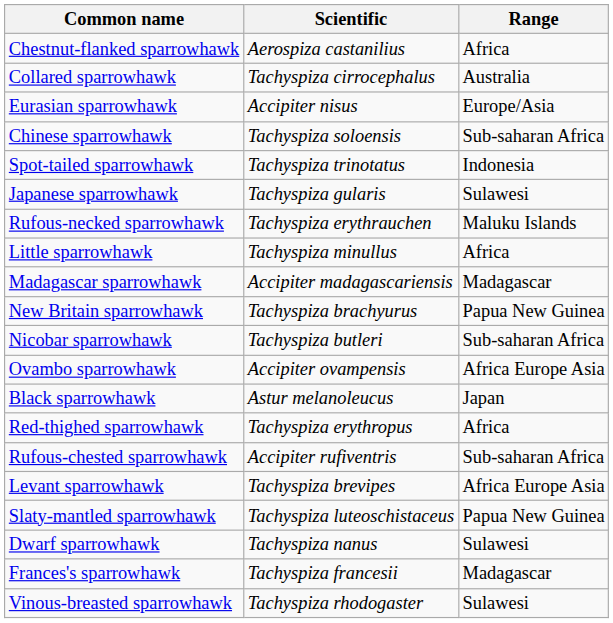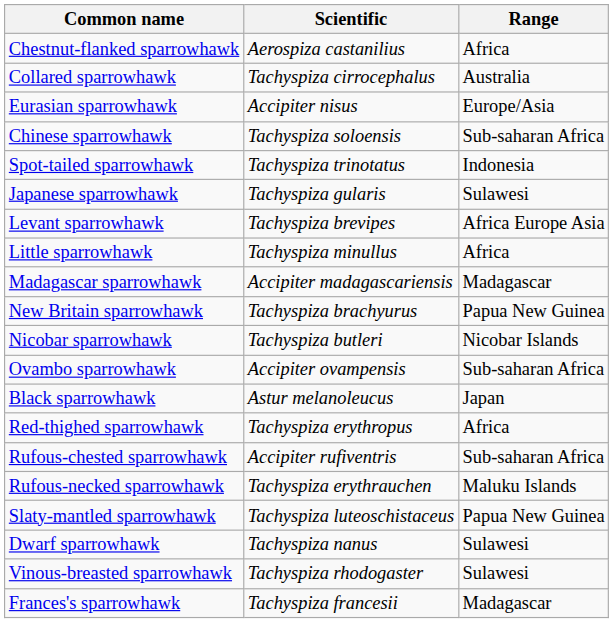rows swapped: (86, 485) <-> (116, 223)
(533, 340) Sub-saharan Africa -> (521, 340) Nicobar Islands
(534, 369) Africa Europe Asia -> (533, 369) Sub-saharan Africa
rows swapped: (120, 602) <-> (95, 573)
